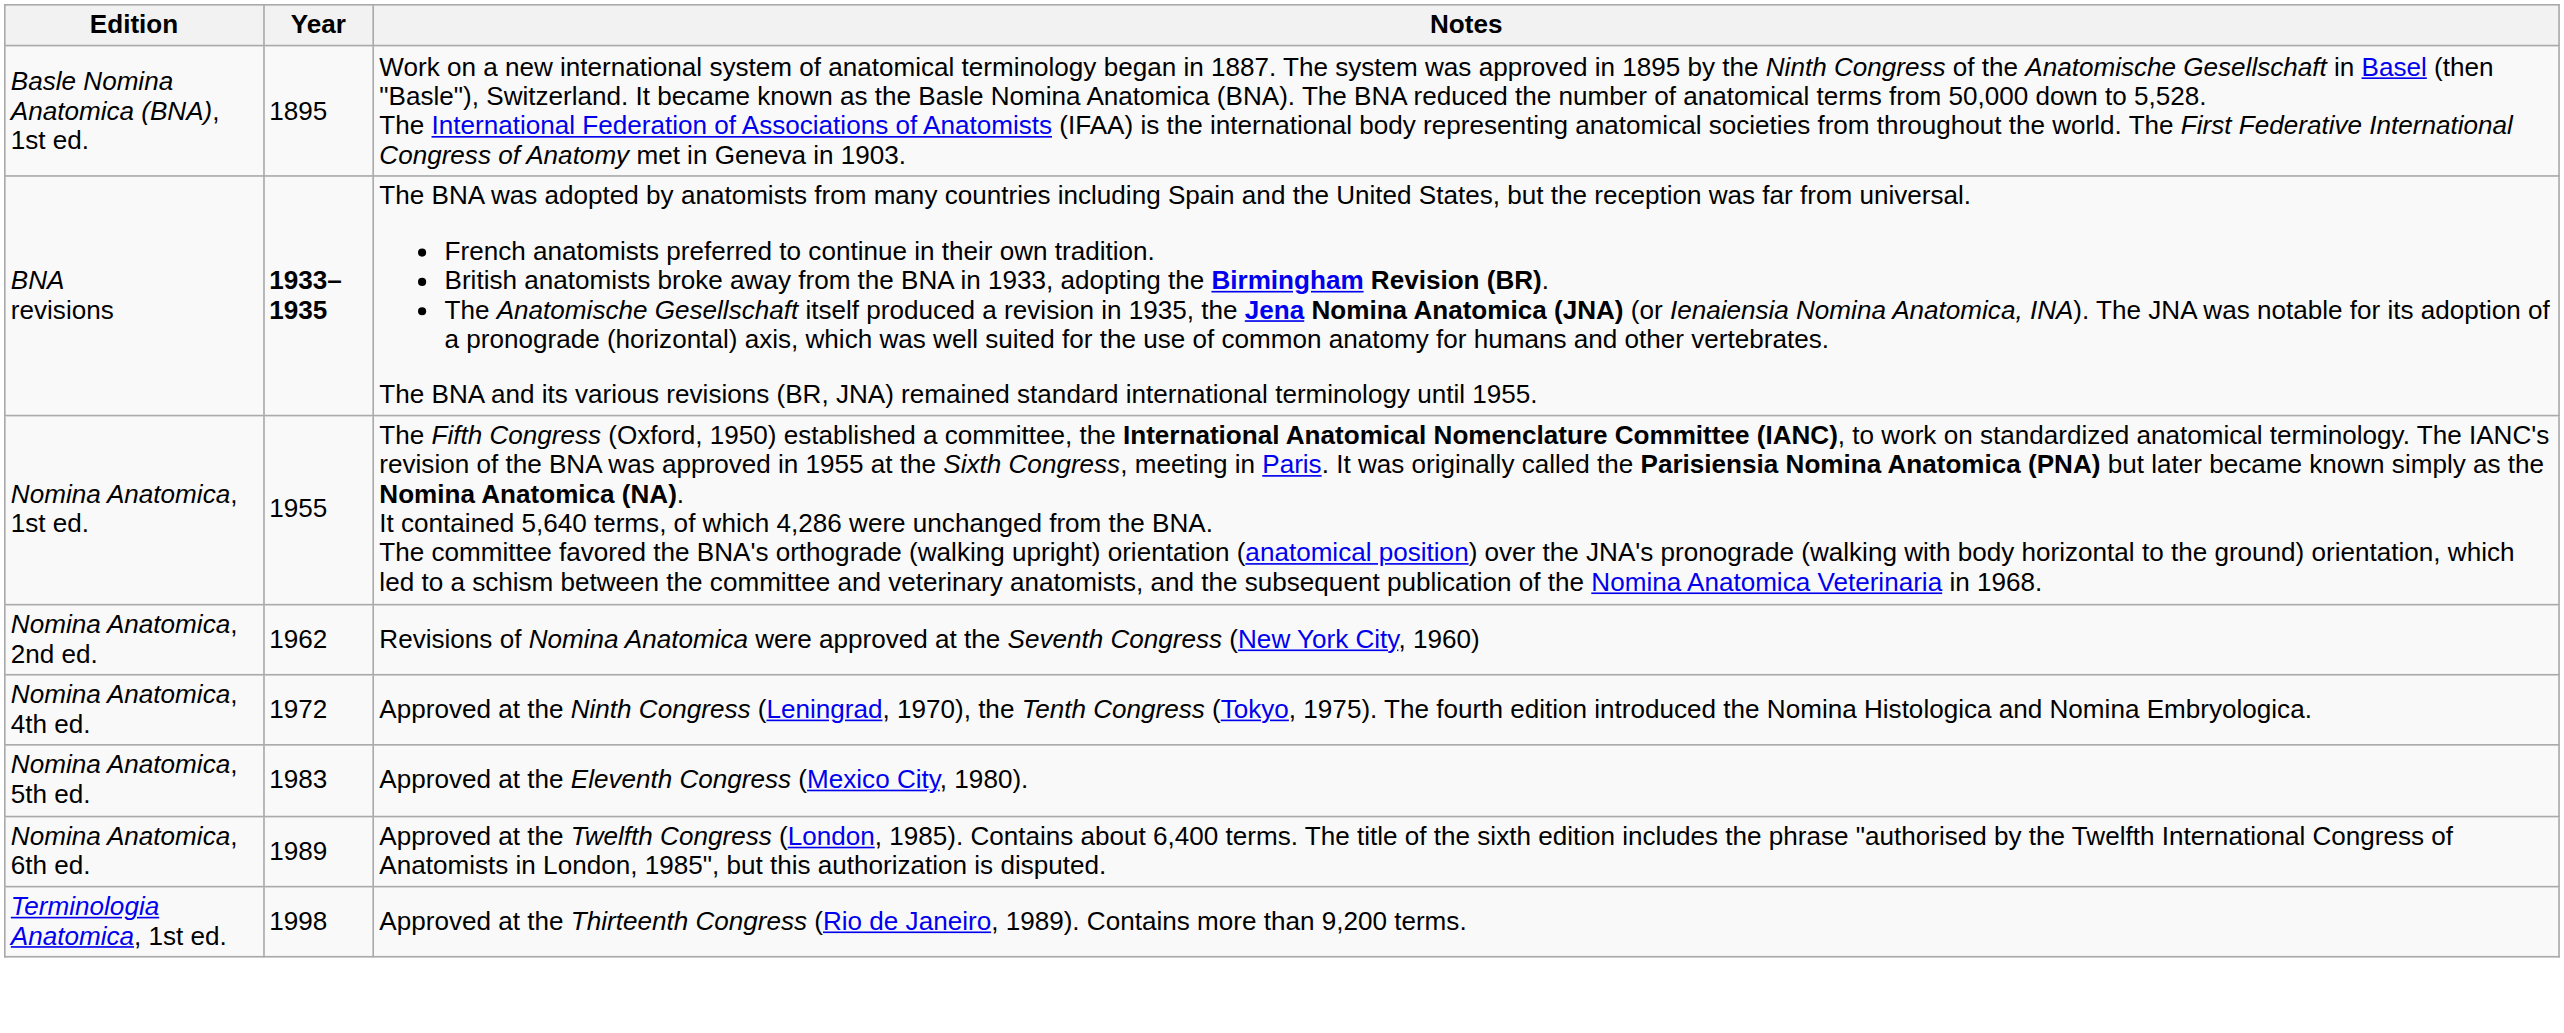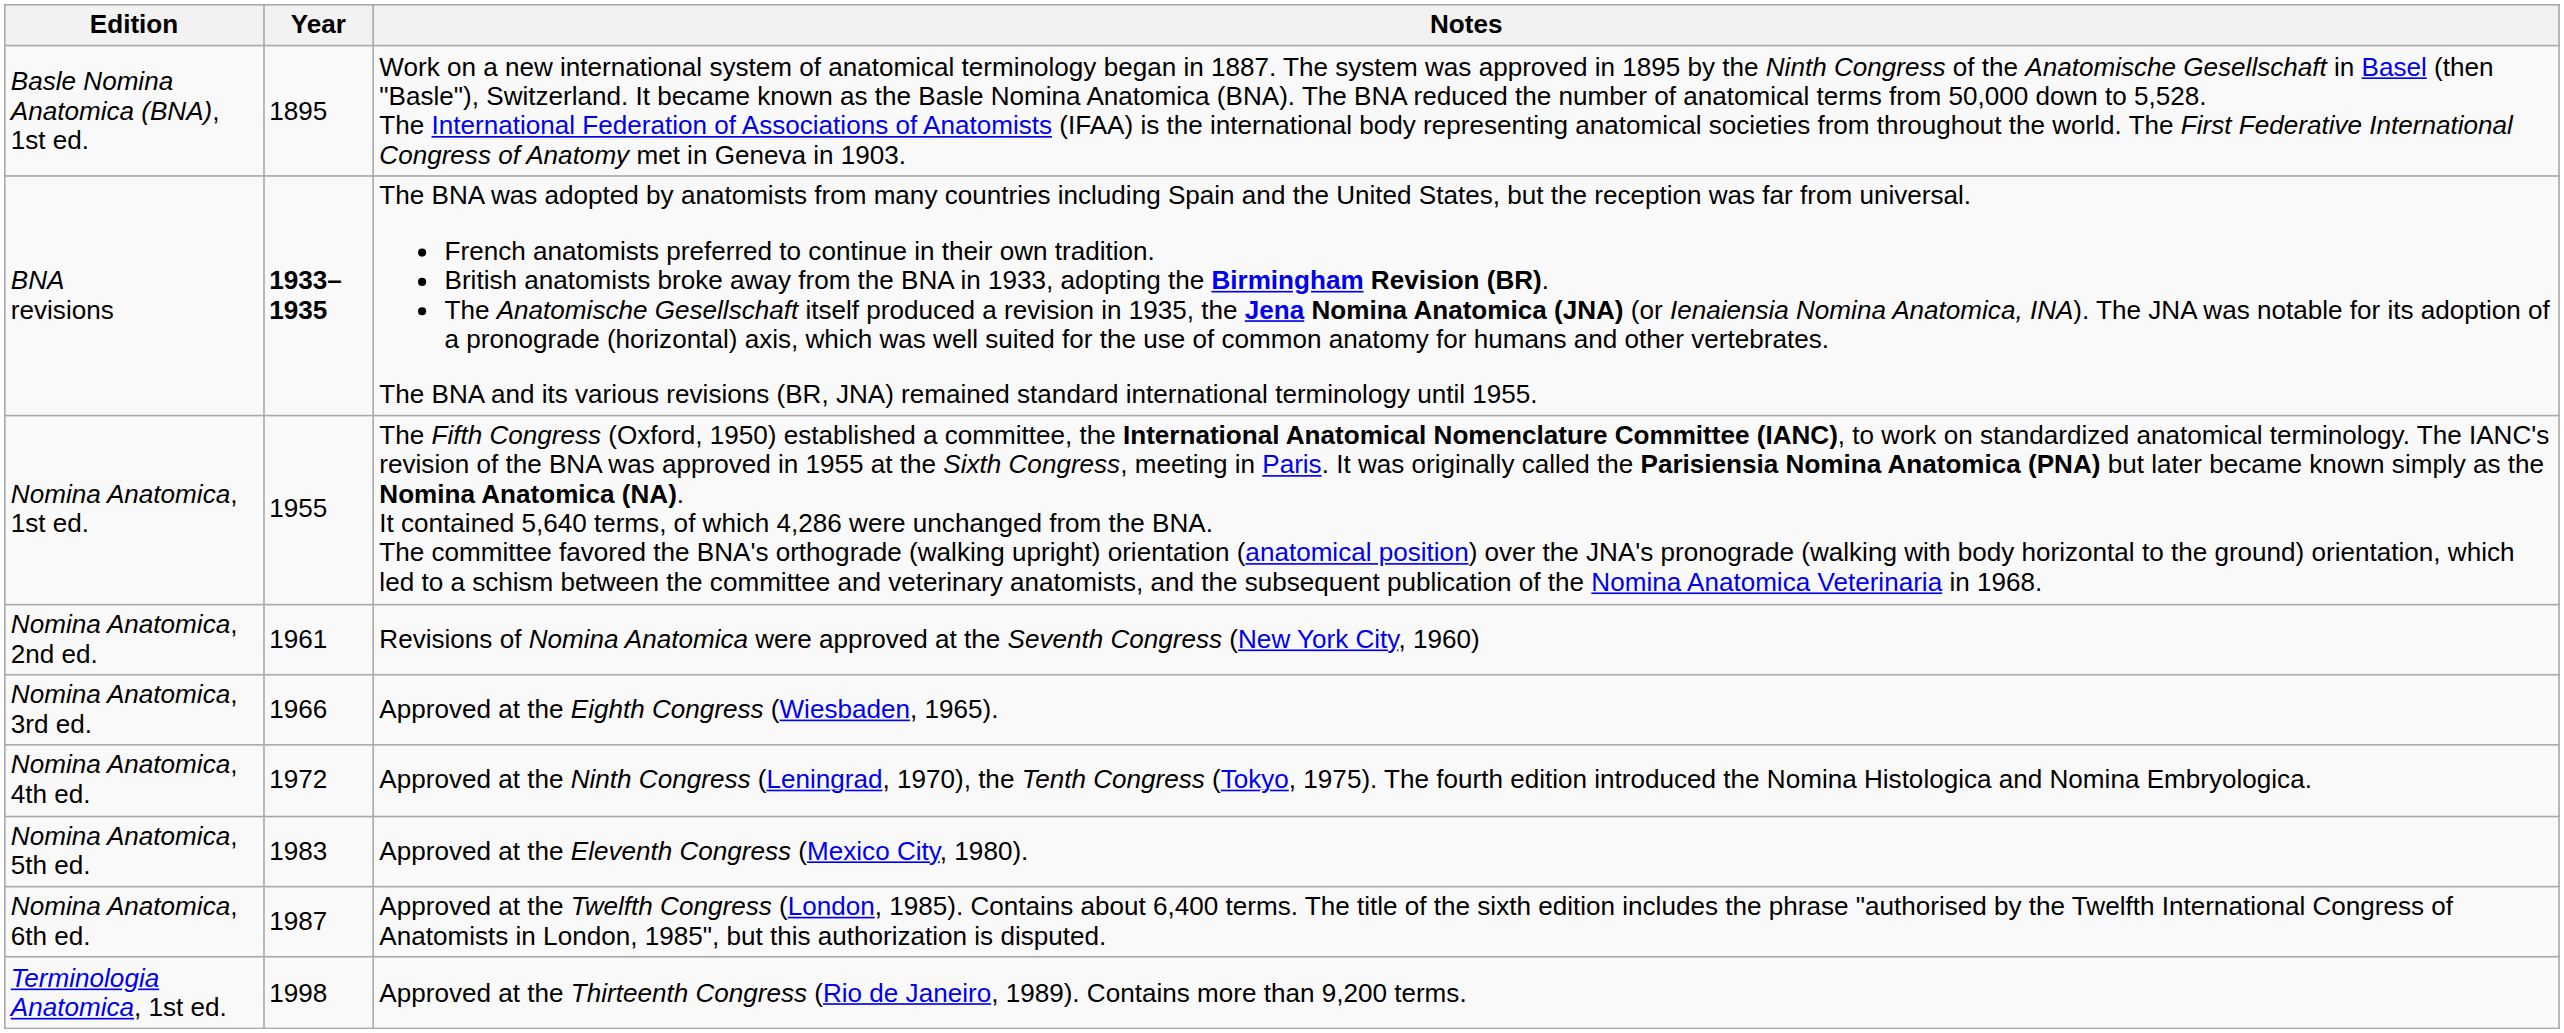(298, 638) 1962 -> (298, 638) 1961
+ row: (124, 709)
(298, 850) 1989 -> (298, 921) 1987
